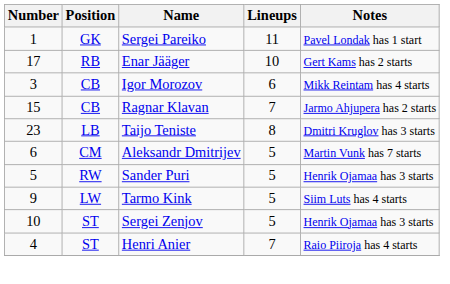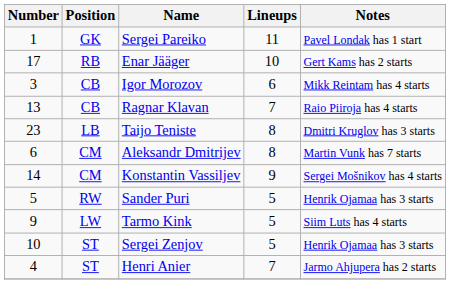(33, 107) 15 -> (33, 107) 13
(370, 108) Jarmo Ahjupera has 2 starts -> (361, 108) Raio Piiroja has 4 starts
(272, 152) 5 -> (272, 152) 8
+ row: (181, 175)
(361, 245) Raio Piiroja has 4 starts -> (370, 268) Jarmo Ahjupera has 2 starts
